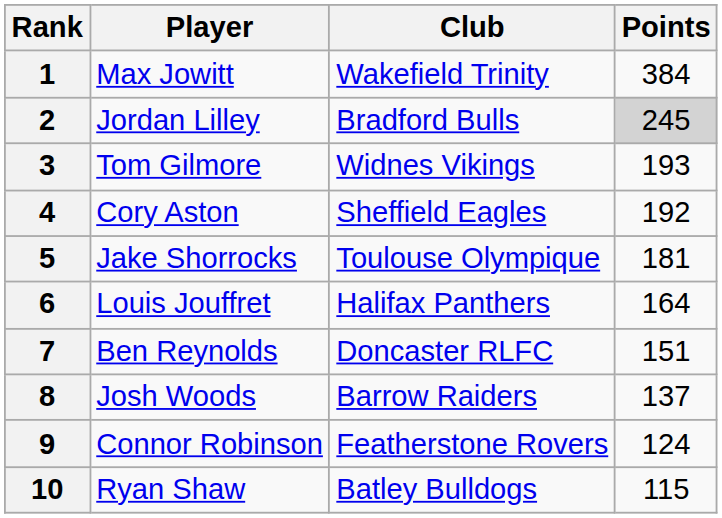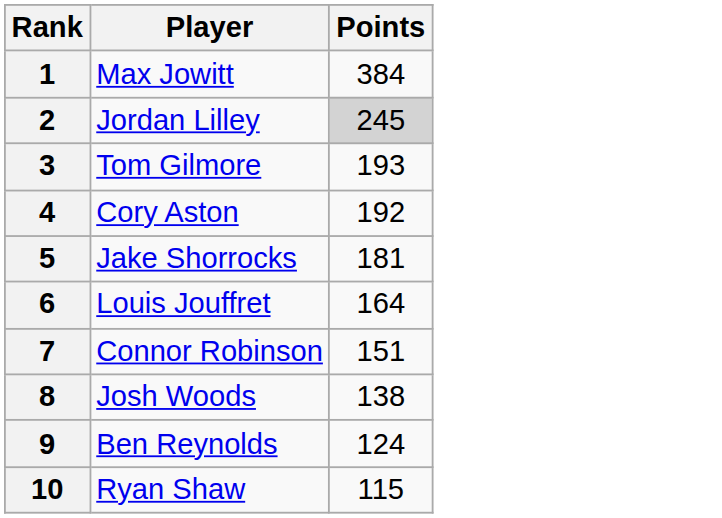- column: (472, 27)
(187, 350) Ben Reynolds -> (210, 350) Connor Robinson
(666, 397) 137 -> (381, 397) 138
(210, 443) Connor Robinson -> (187, 443) Ben Reynolds
